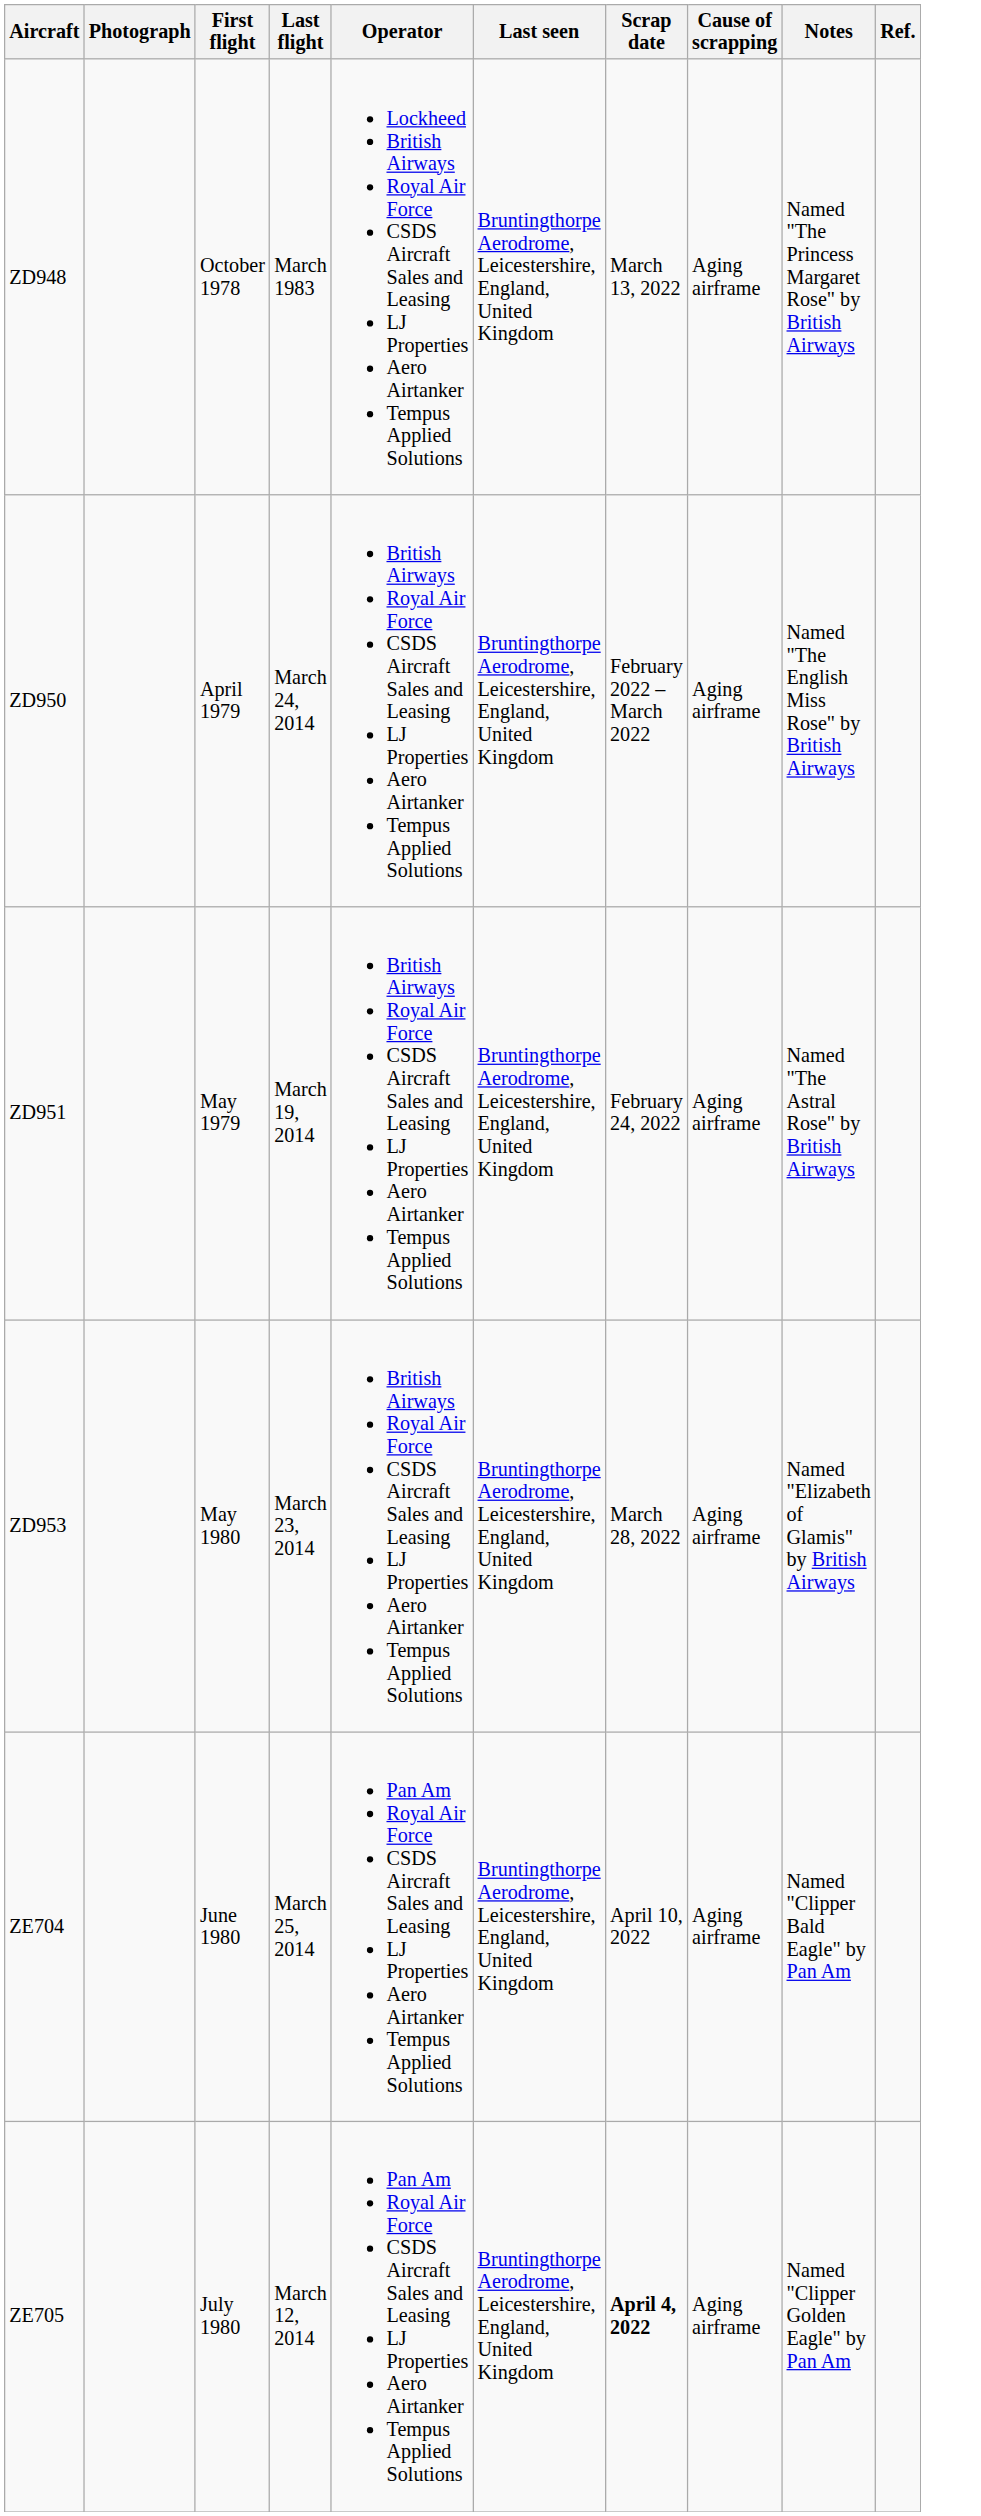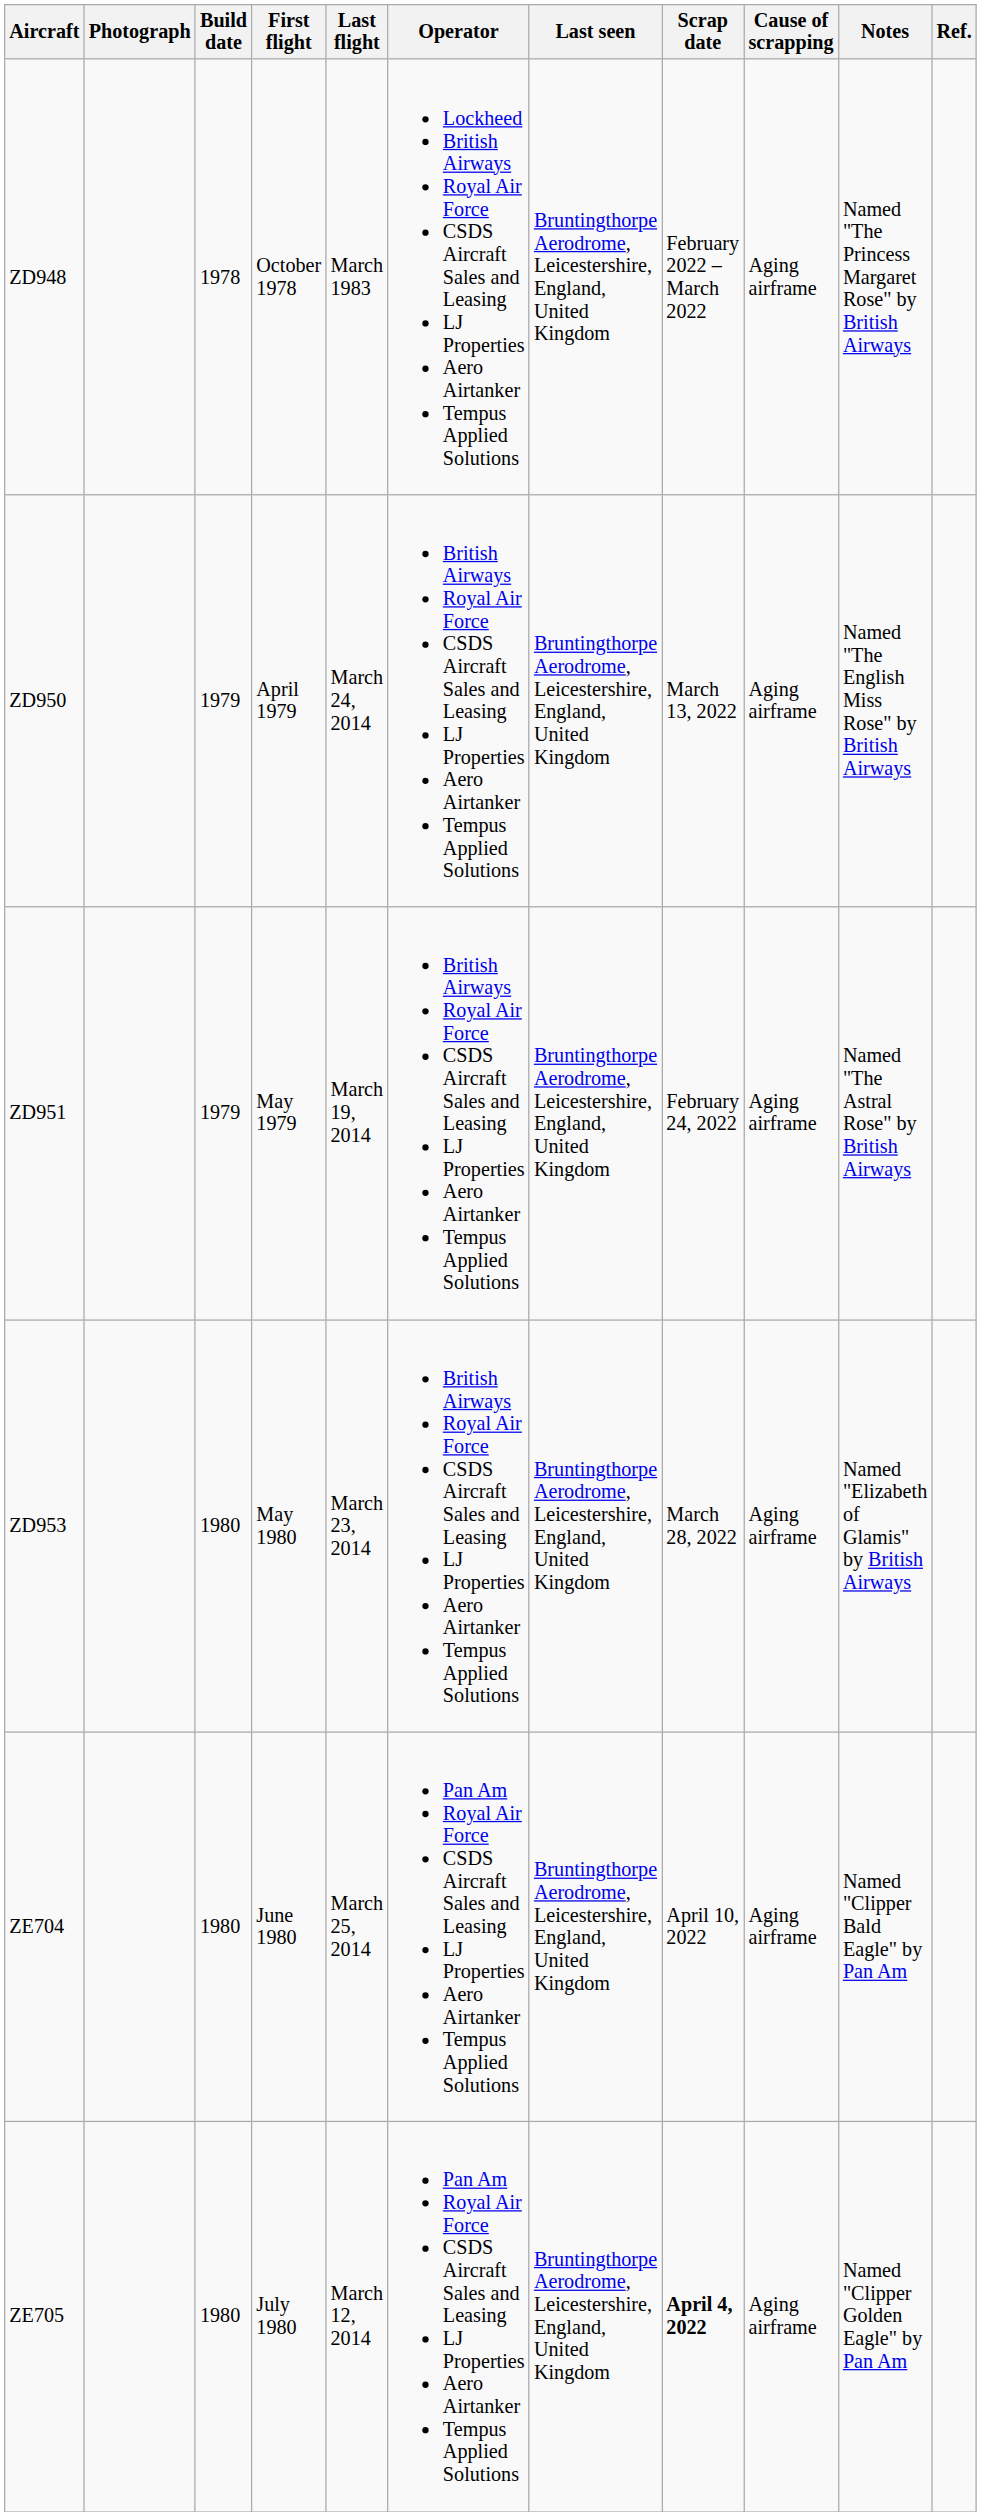+ column: (223, 31)
(645, 276) March 13, 2022 -> (703, 276) February 2022 – March 2022
(646, 700) February 2022 – March 2022 -> (702, 700) March 13, 2022
